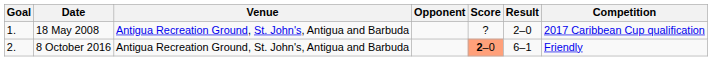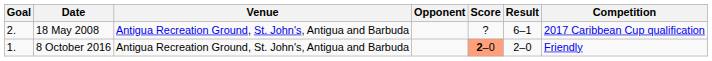(11, 30) 1. -> (11, 30) 2.
(522, 30) 2–0 -> (522, 30) 6–1
(11, 47) 2. -> (11, 47) 1.
(522, 47) 6–1 -> (522, 47) 2–0
